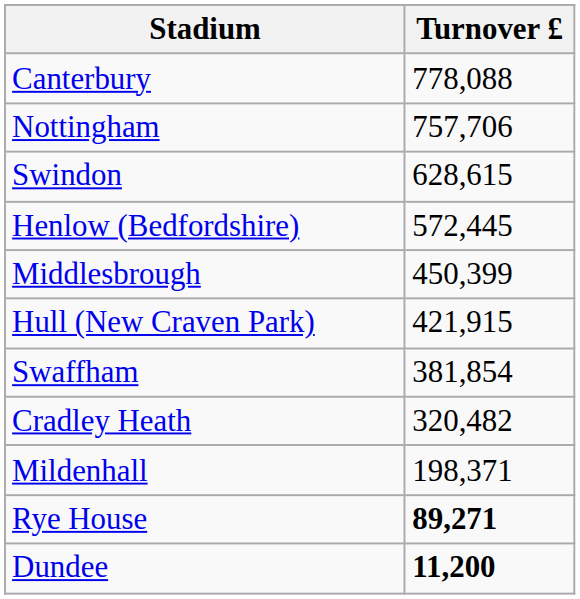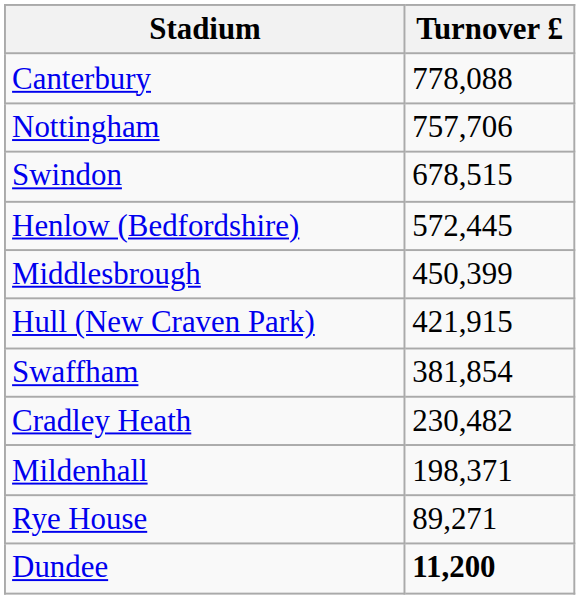(462, 175) 628,615 -> (462, 175) 678,515
(462, 420) 320,482 -> (462, 420) 230,482
(455, 518) bold -> (455, 518) normal
